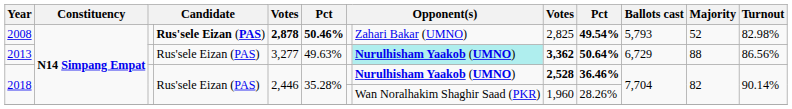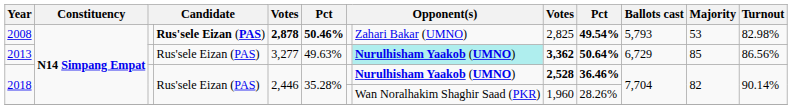(695, 34) 52 -> (695, 34) 53
(695, 54) 88 -> (695, 54) 85
